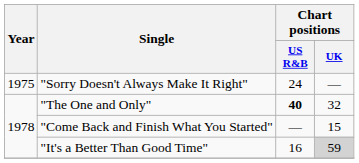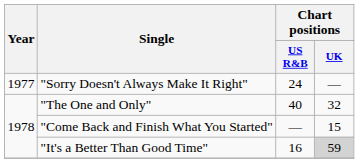(21, 83) 1975 -> (21, 83) 1977
(295, 105) bold -> (295, 105) normal
